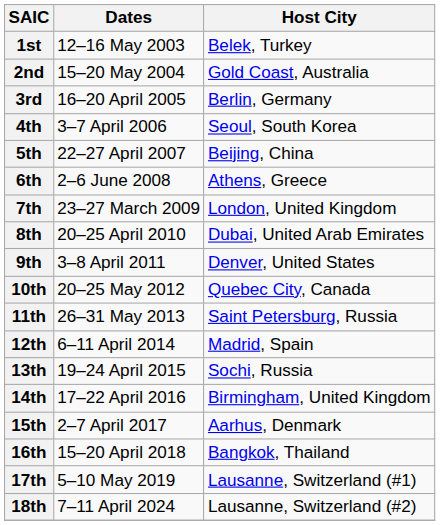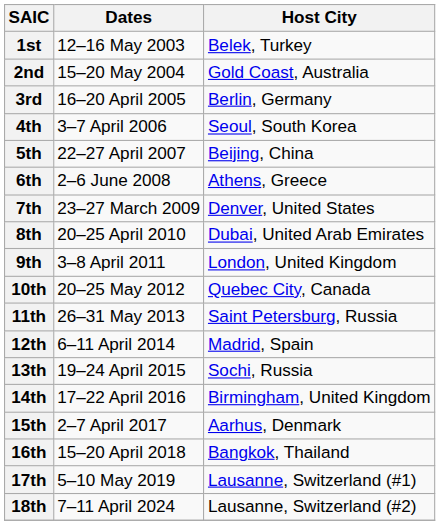(302, 208) London, United Kingdom -> (291, 208) Denver, United States
(291, 262) Denver, United States -> (302, 262) London, United Kingdom
